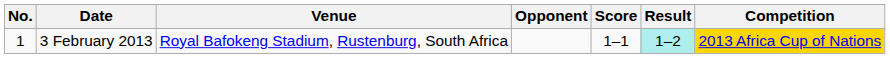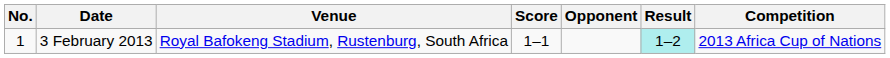columns swapped: (551, 16) <-> (616, 16)
(790, 41) gold background -> (790, 41) no background
